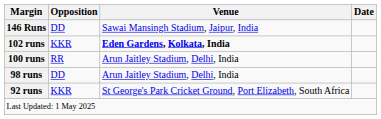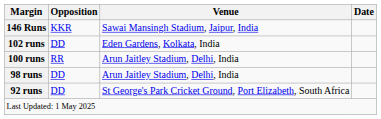(58, 28) DD -> (61, 28) KKR
(61, 43) KKR -> (58, 43) DD
(166, 43) bold -> (161, 43) normal
(61, 91) KKR -> (58, 91) DD
